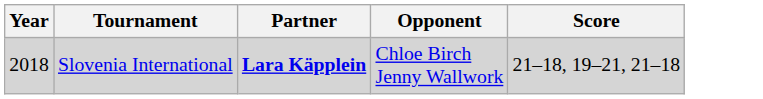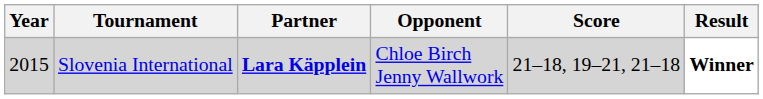+ column: (722, 21)
(29, 65) 2018 -> (29, 65) 2015
